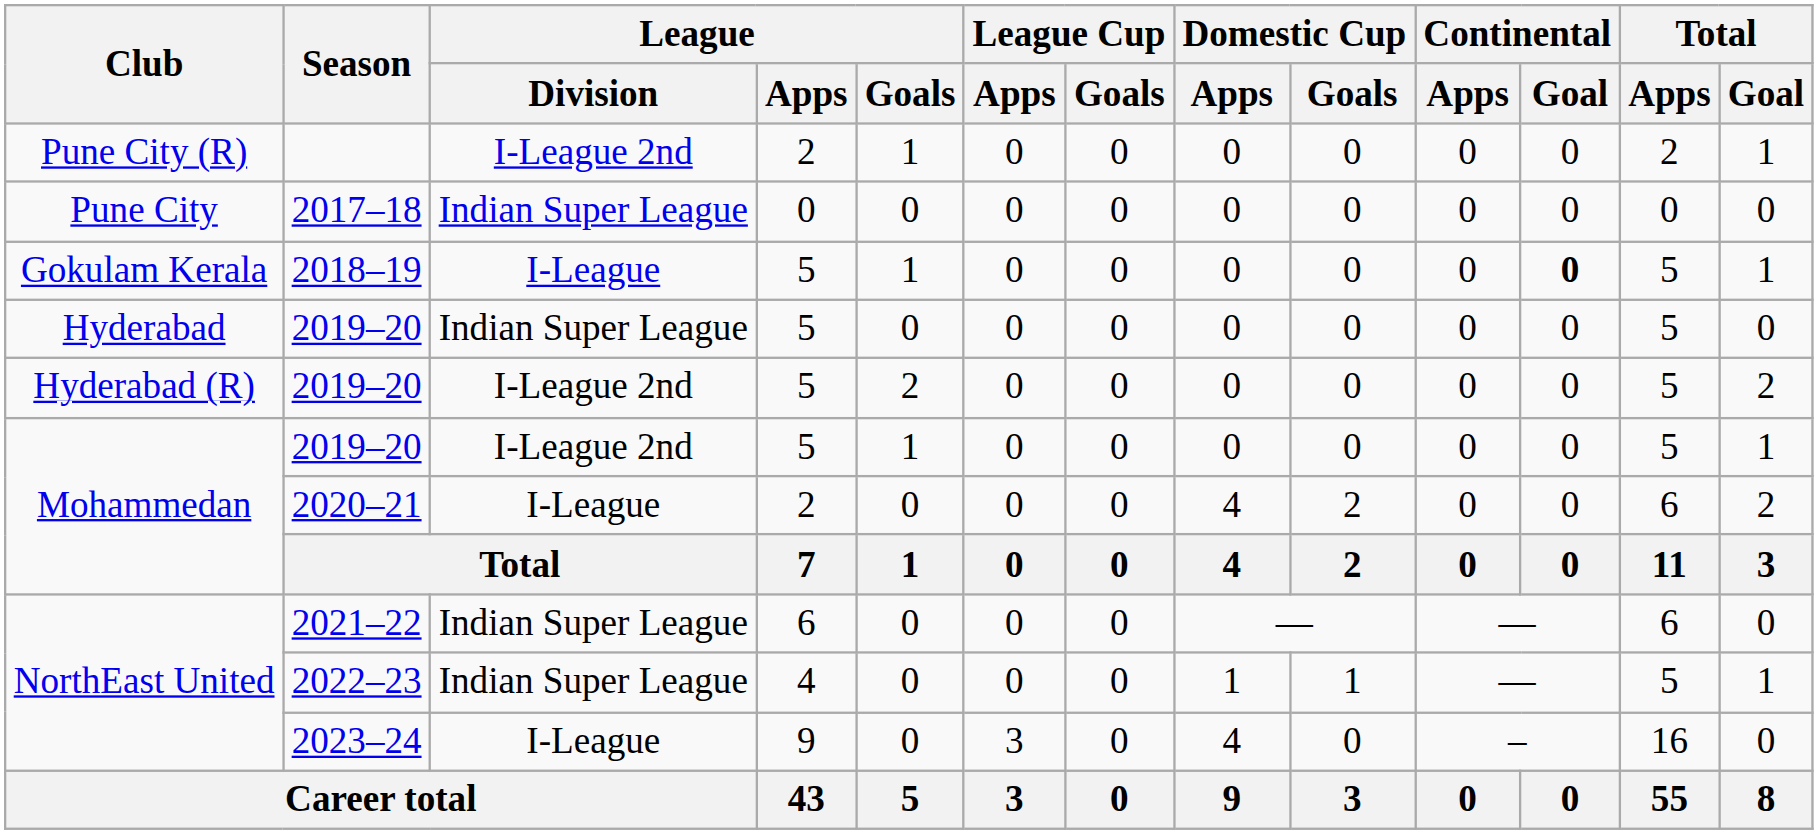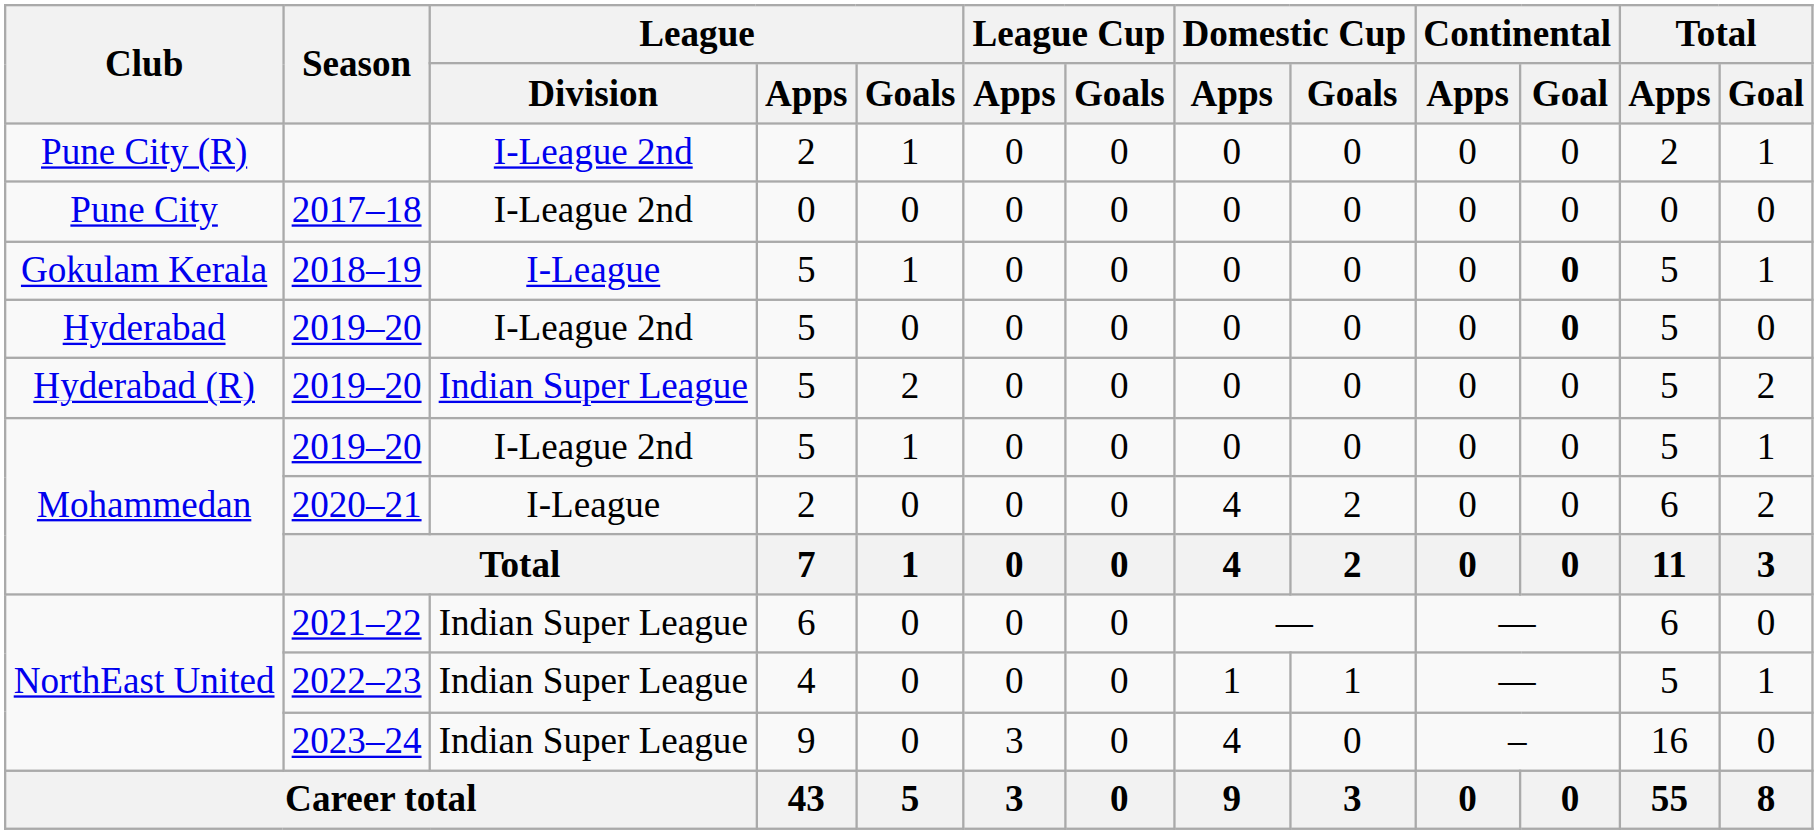(593, 210) Indian Super League -> (593, 210) I-League 2nd
(593, 328) Indian Super League -> (593, 328) I-League 2nd
(1570, 328) normal -> (1570, 328) bold
(593, 387) I-League 2nd -> (593, 387) Indian Super League
(593, 740) I-League -> (593, 740) Indian Super League
